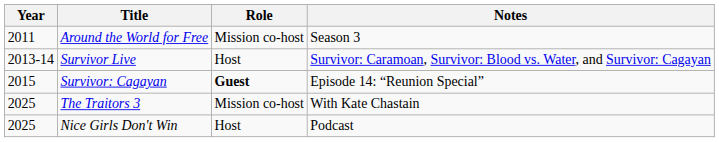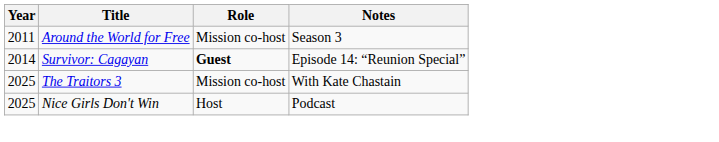- row: (98, 59)
(22, 81) 2015 -> (22, 59) 2014
